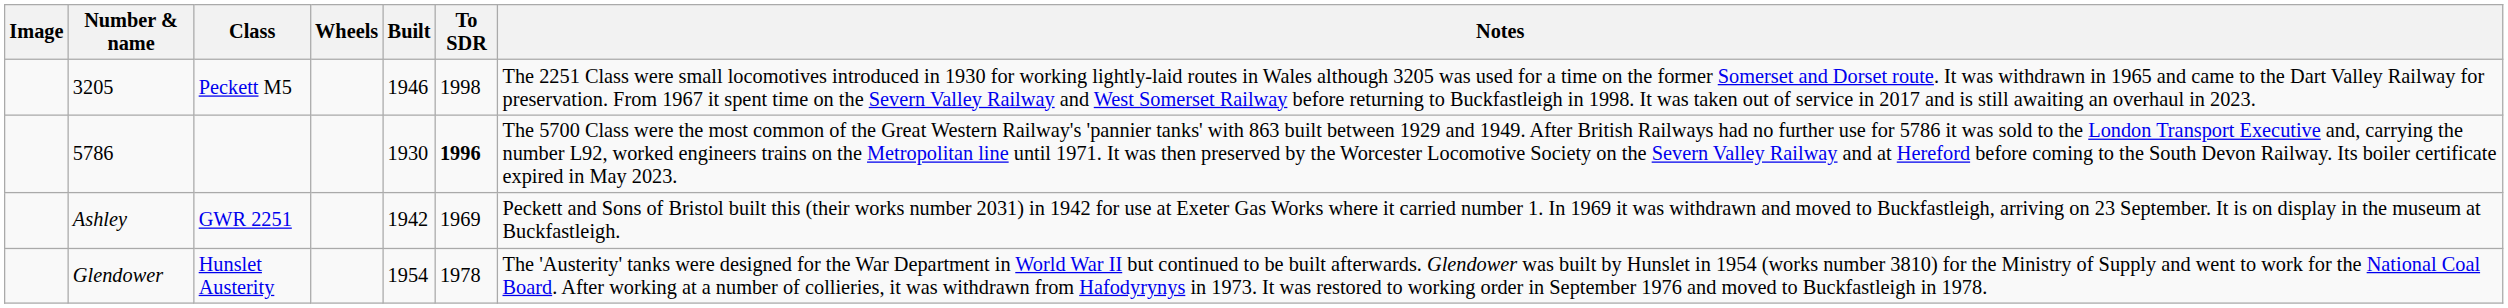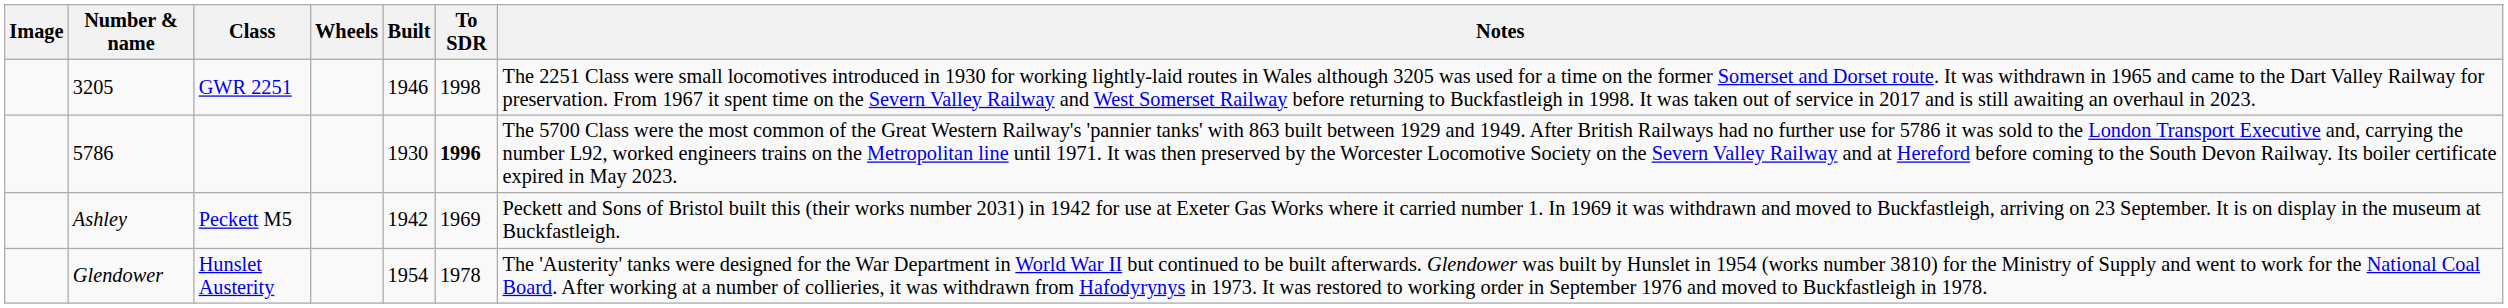(245, 87) Peckett M5 -> (245, 87) GWR 2251
(245, 220) GWR 2251 -> (245, 220) Peckett M5
